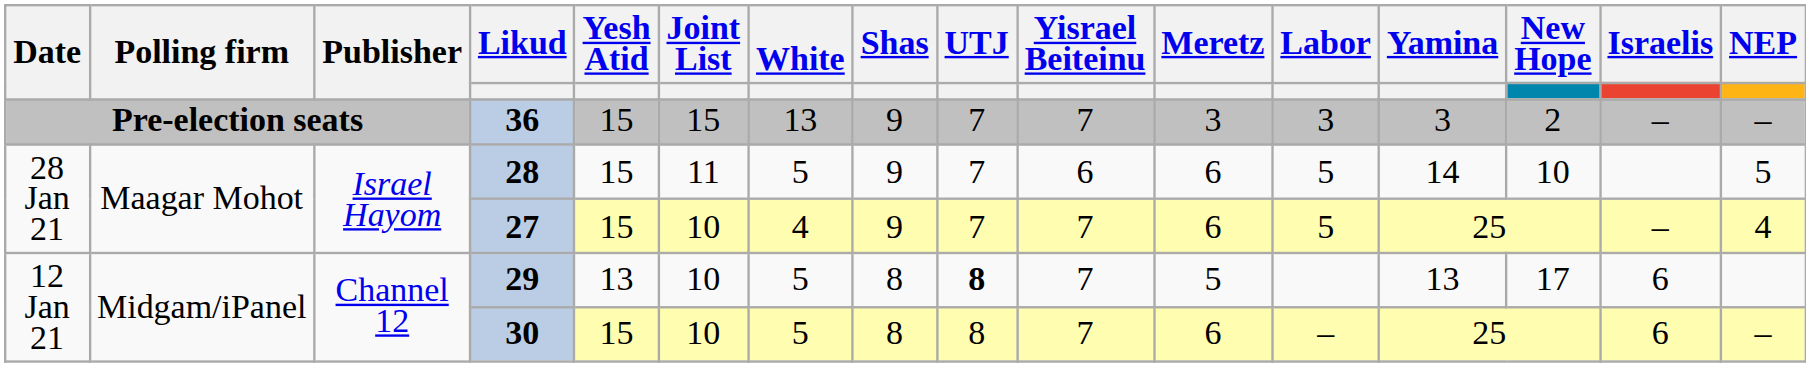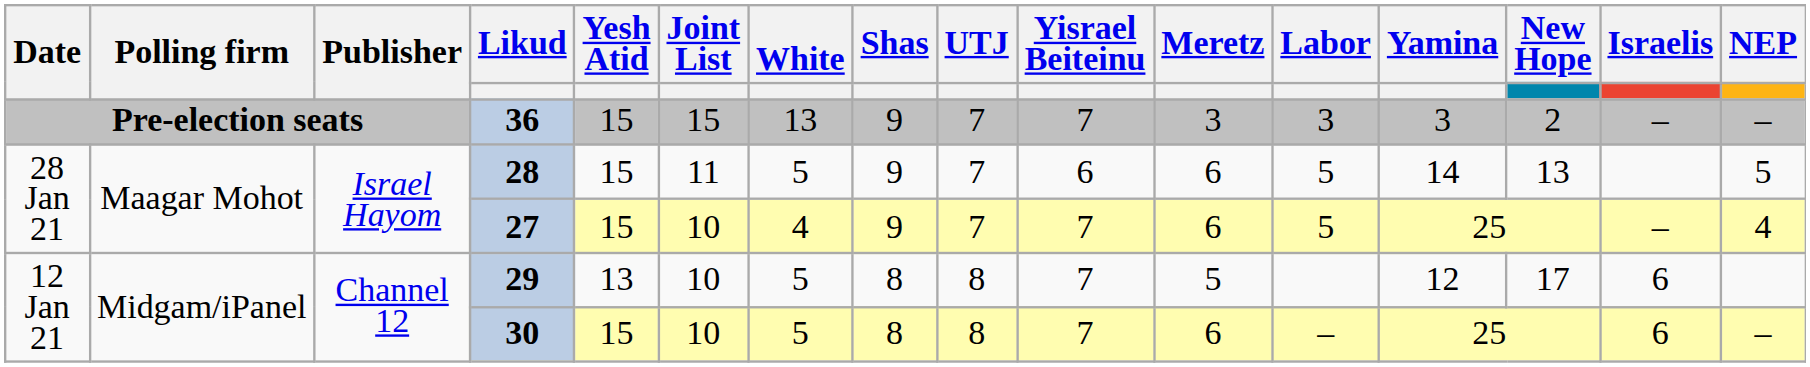(1553, 171) 10 -> (1553, 171) 13
(977, 279) bold -> (977, 279) normal
(1443, 279) 13 -> (1443, 279) 12
